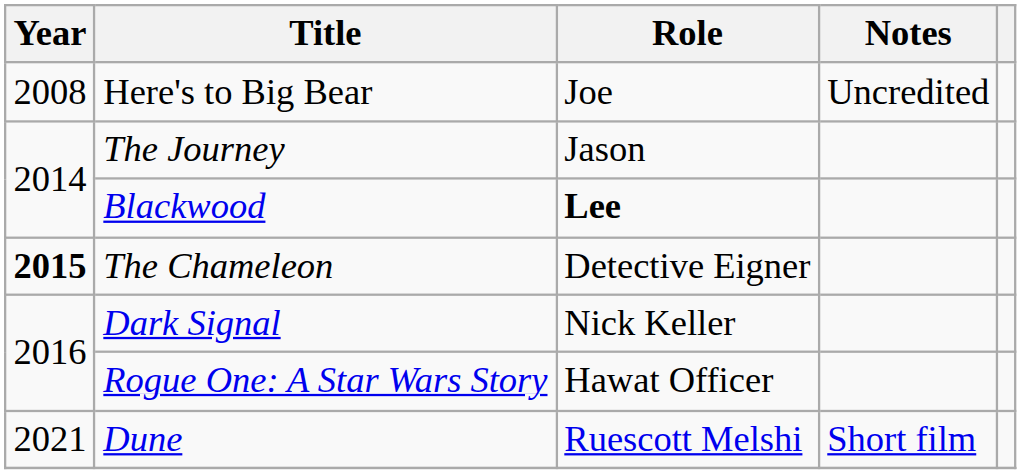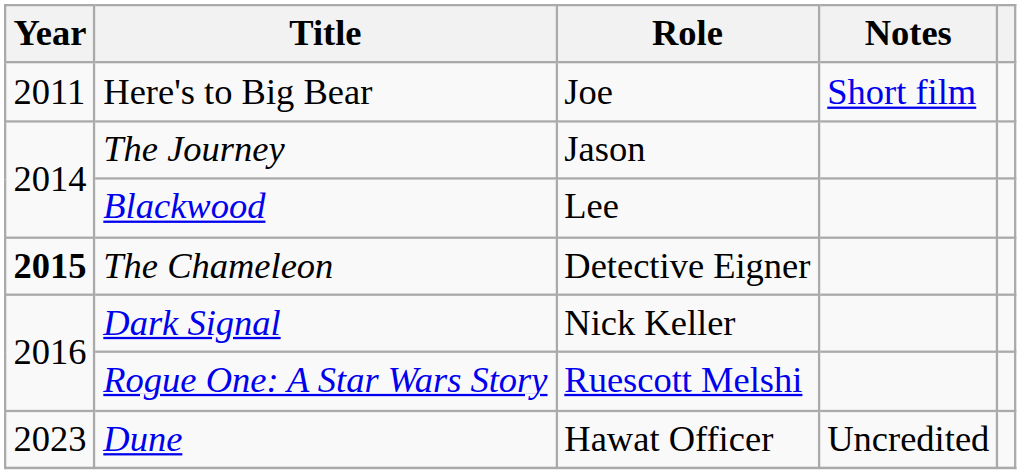(50, 91) 2008 -> (49, 91) 2011
(908, 91) Uncredited -> (902, 91) Short film
(593, 206) bold -> (592, 206) normal
(669, 380) Hawat Officer -> (683, 380) Ruescott Melshi
(50, 438) 2021 -> (50, 438) 2023
(683, 438) Ruescott Melshi -> (669, 438) Hawat Officer
(902, 438) Short film -> (908, 438) Uncredited
